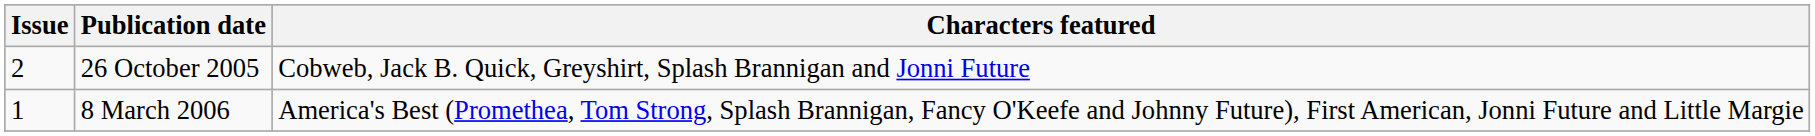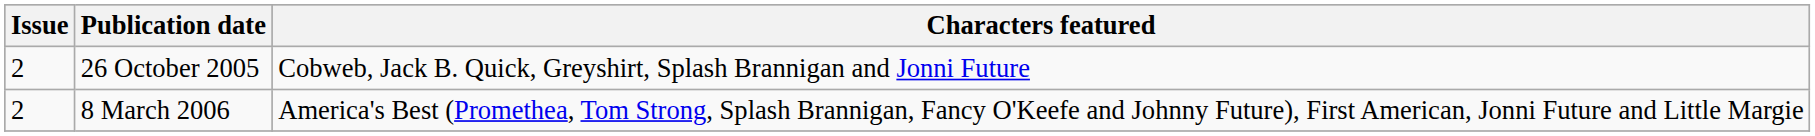(18, 109) 1 -> (18, 109) 2
